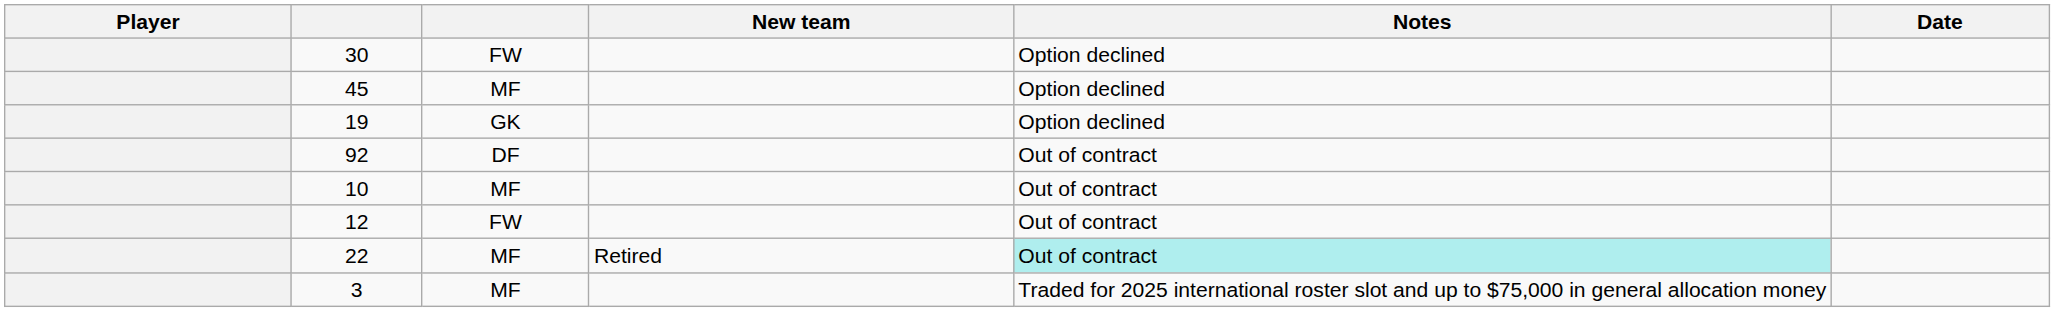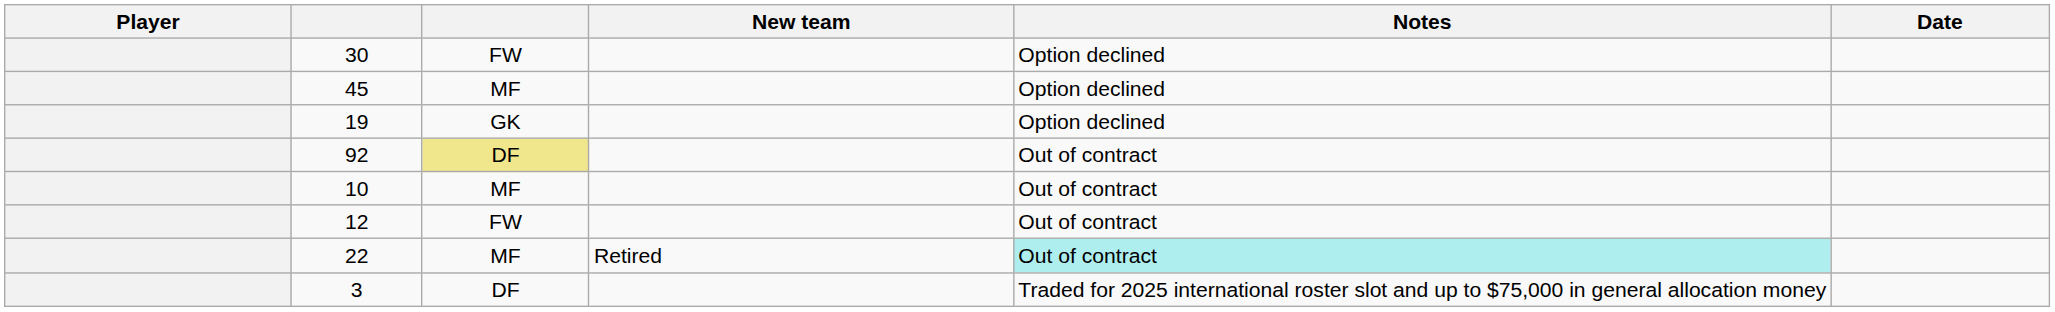(505, 155) no background -> (505, 155) khaki background
(505, 289) MF -> (505, 289) DF
